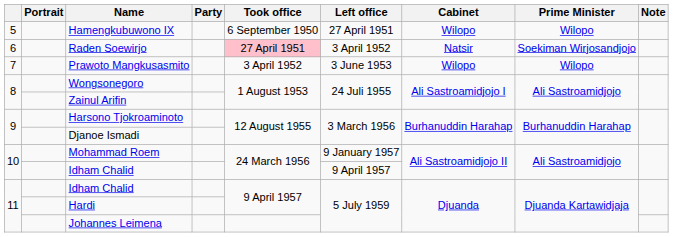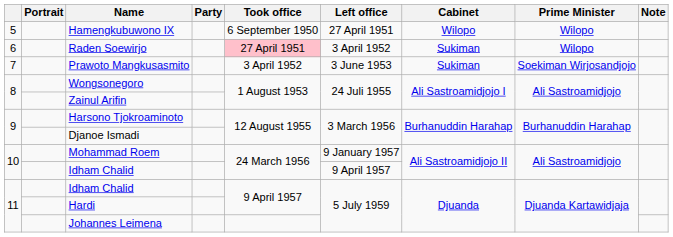(458, 48) Natsir -> (458, 48) Sukiman
(577, 48) Soekiman Wirjosandjojo -> (577, 48) Wilopo
(458, 65) Wilopo -> (458, 65) Sukiman
(577, 65) Wilopo -> (577, 65) Soekiman Wirjosandjojo
